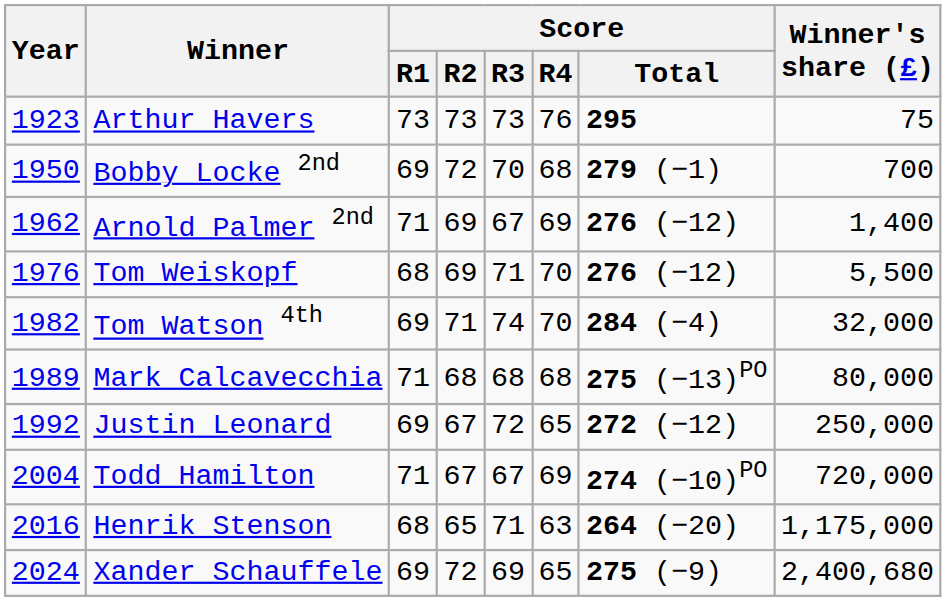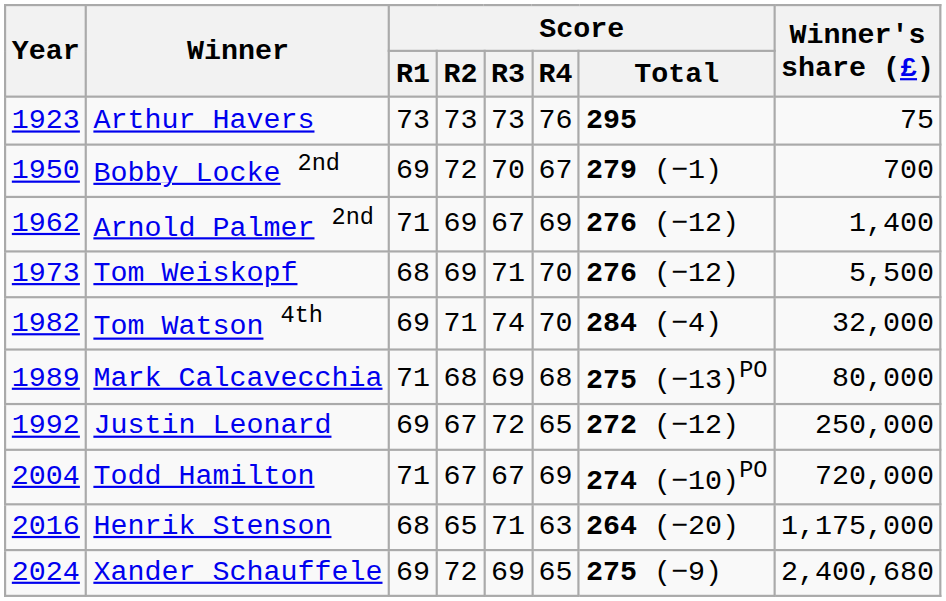(556, 170) 68 -> (556, 170) 67
(46, 274) 1976 -> (46, 274) 1973
(508, 377) 68 -> (508, 377) 69
